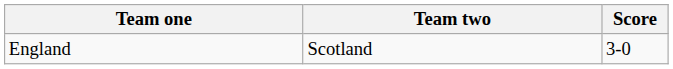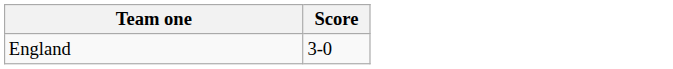- column: (452, 19)
